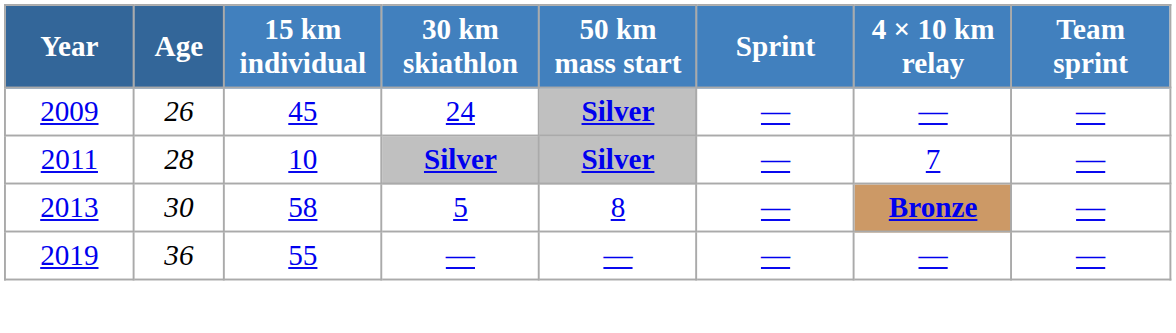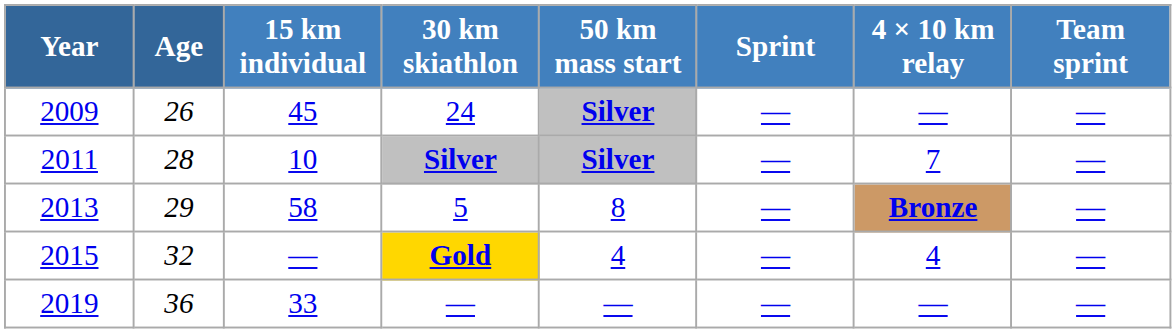(179, 207) 30 -> (179, 207) 29
+ row: (69, 255)
(303, 255) 55 -> (303, 303) 33
